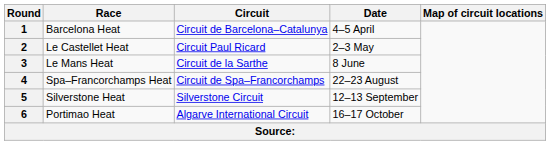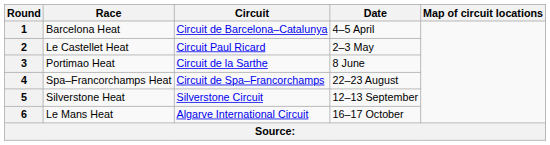(79, 63) Le Mans Heat -> (80, 63) Portimao Heat
(80, 114) Portimao Heat -> (79, 114) Le Mans Heat
